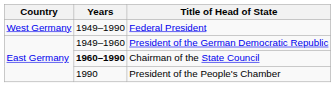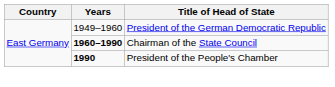- row: (168, 27)
(87, 74) normal -> (84, 58) bold
